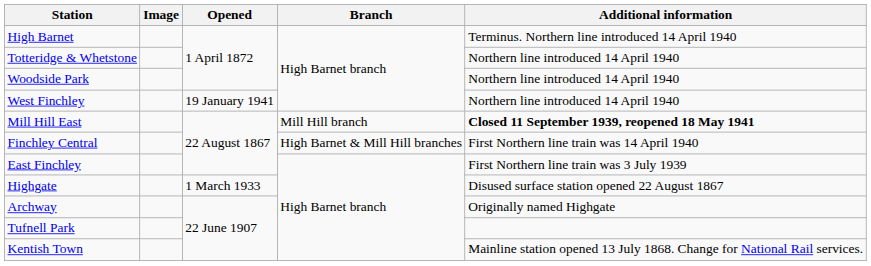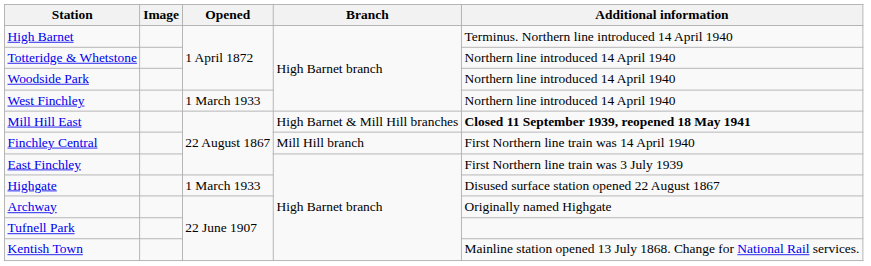(230, 100) 19 January 1941 -> (223, 100) 1 March 1933
(324, 121) Mill Hill branch -> (367, 121) High Barnet & Mill Hill branches
(371, 143) High Barnet & Mill Hill branches -> (320, 143) Mill Hill branch
